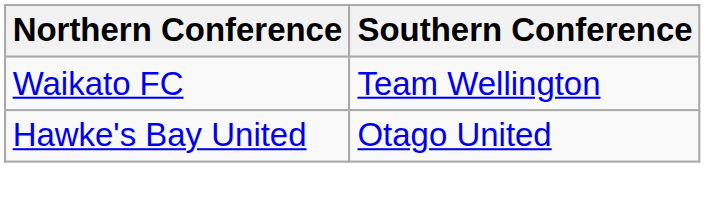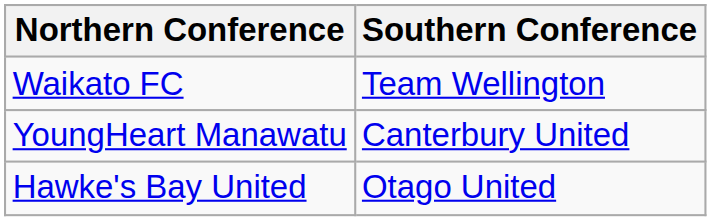+ row: (180, 135)
